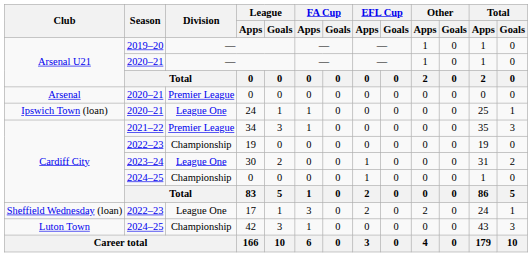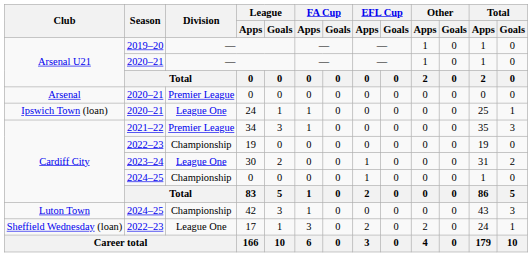rows swapped: (145, 210) <-> (145, 227)
